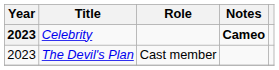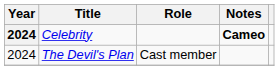(22, 34) 2023 -> (22, 34) 2024
(22, 55) 2023 -> (22, 55) 2024
